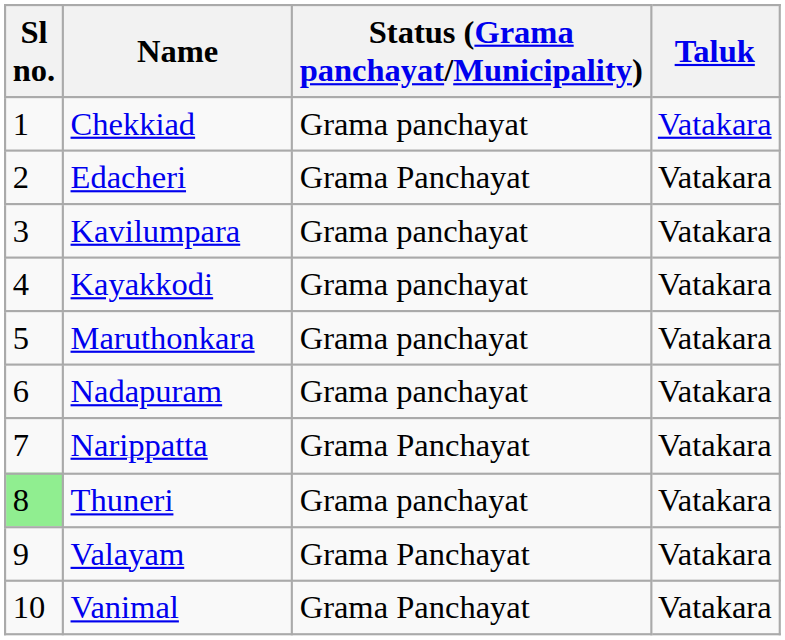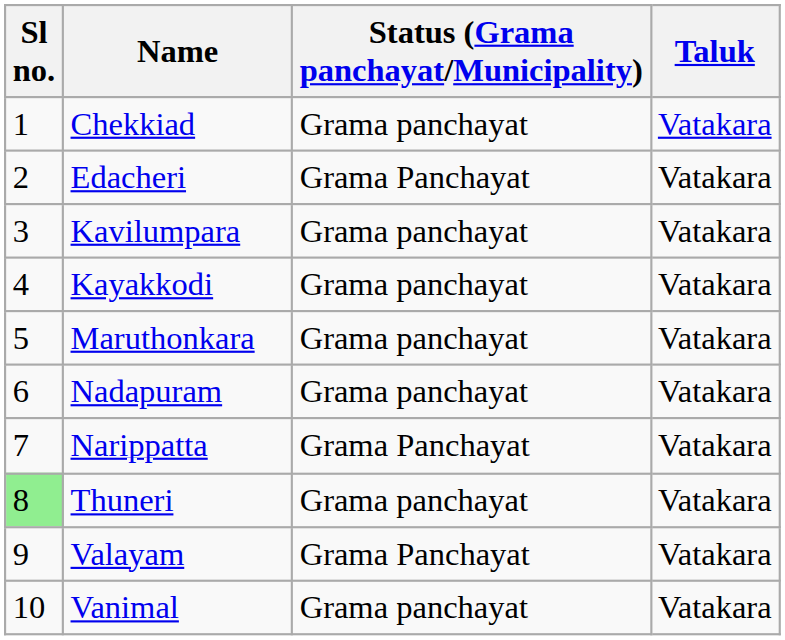(415, 606) Grama Panchayat -> (414, 606) Grama panchayat
